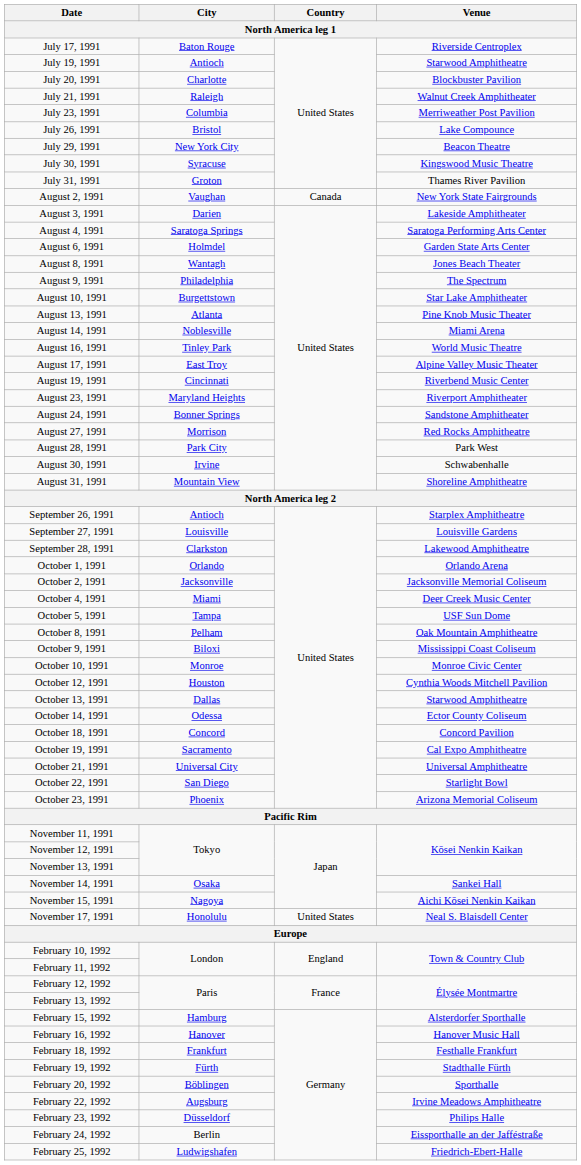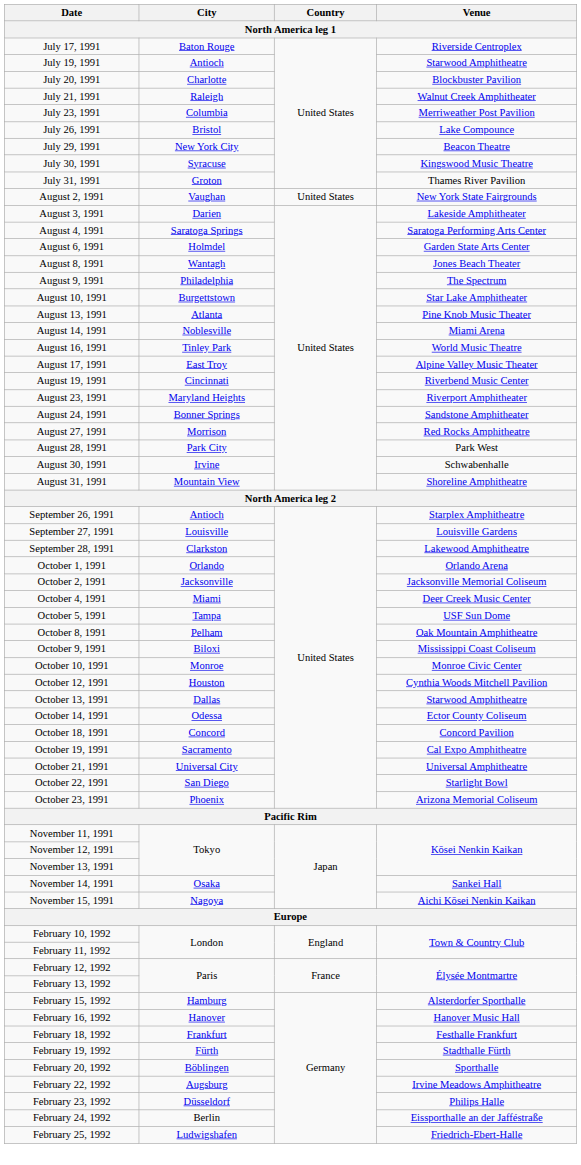(326, 197) Canada -> (326, 197) United States
- row: (72, 917)
